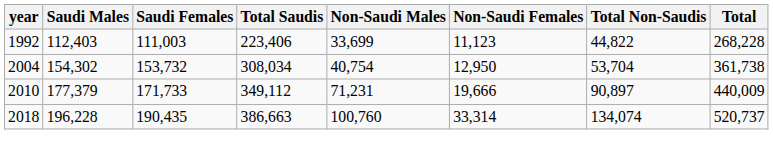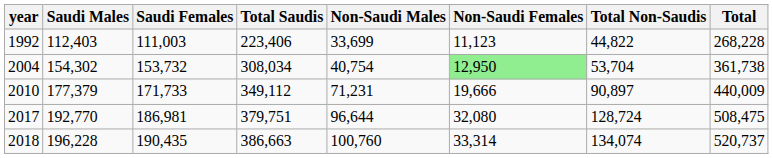(475, 66) no background -> (475, 66) lightgreen background
+ row: (24, 116)
